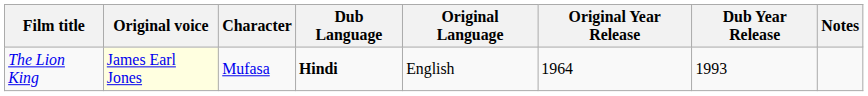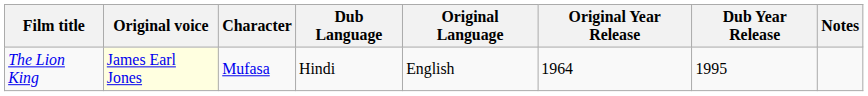(318, 68) bold -> (317, 68) normal
(711, 68) 1993 -> (711, 68) 1995
